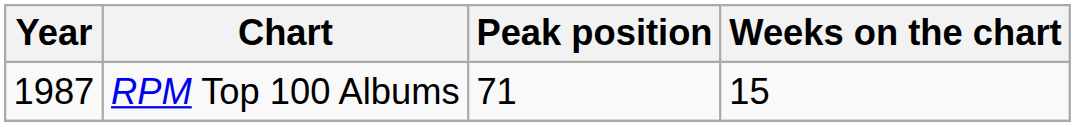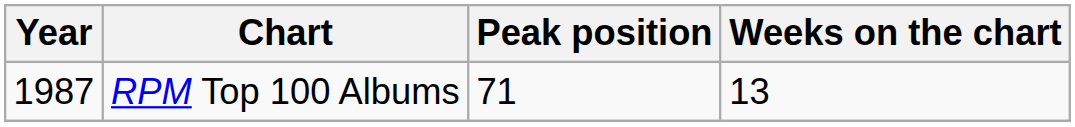(749, 90) 15 -> (749, 90) 13
